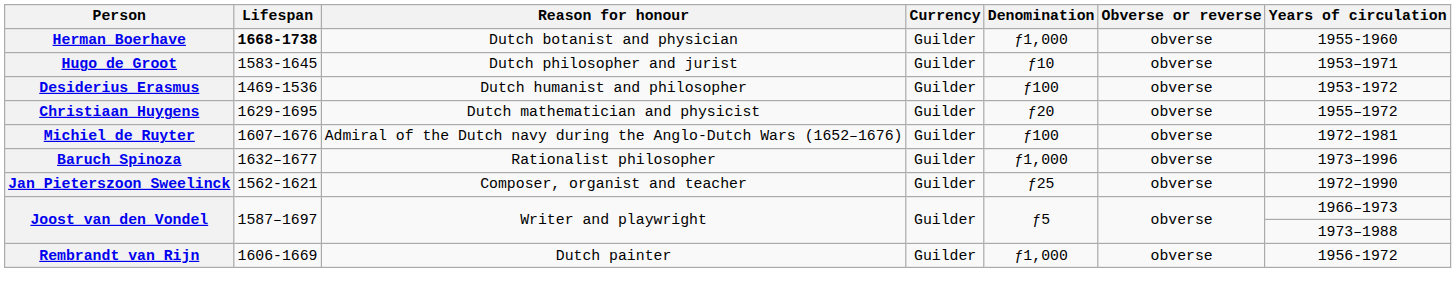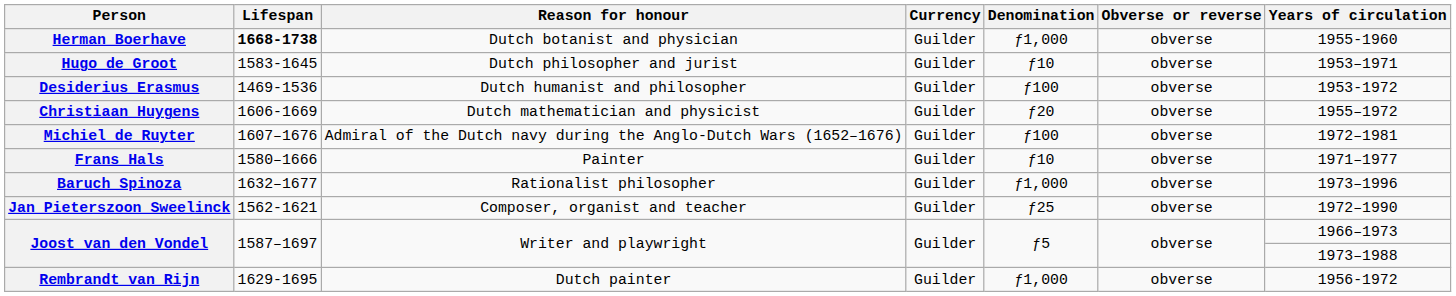(278, 113) 1629-1695 -> (278, 113) 1606-1669
+ row: (119, 160)
(278, 256) 1606-1669 -> (278, 280) 1629-1695
